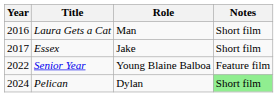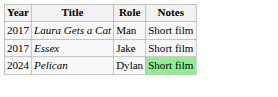(18, 30) 2016 -> (18, 30) 2017
- row: (60, 65)
